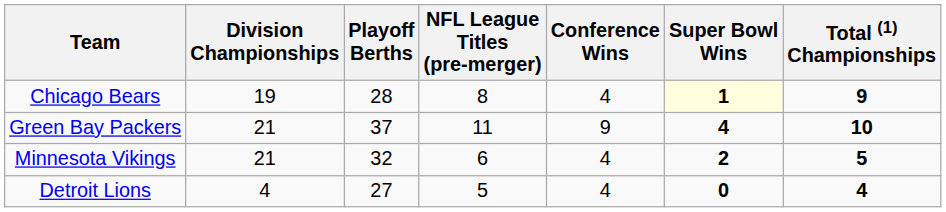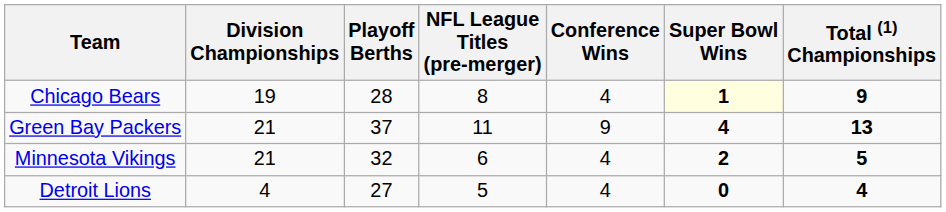(862, 127) 10 -> (862, 127) 13
